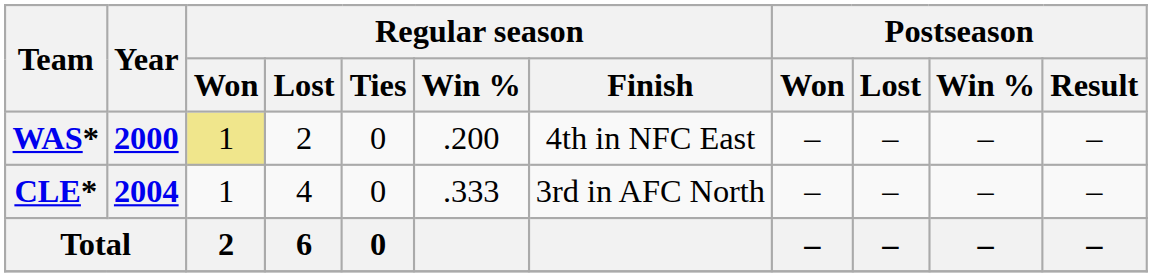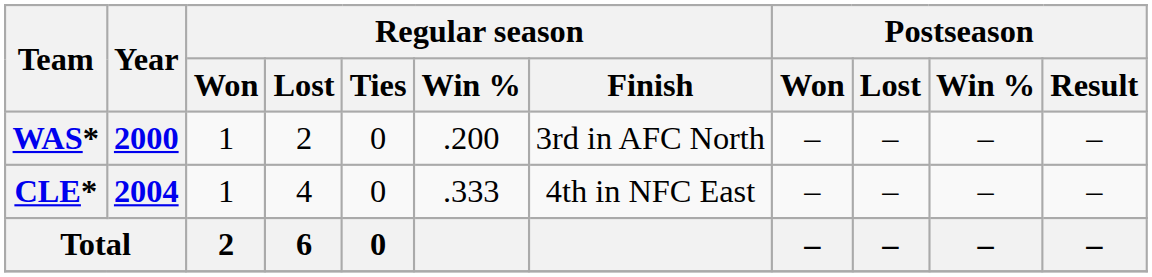(226, 138) khaki background -> (226, 138) no background
(650, 138) 4th in NFC East -> (650, 138) 3rd in AFC North
(650, 191) 3rd in AFC North -> (650, 191) 4th in NFC East
